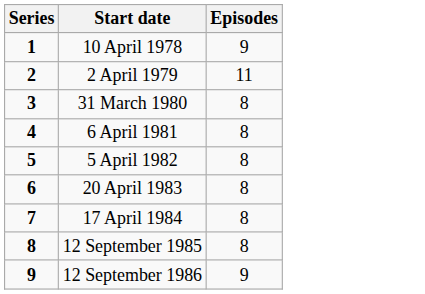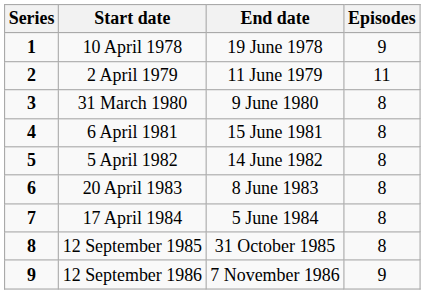+ column: (275, 18)
